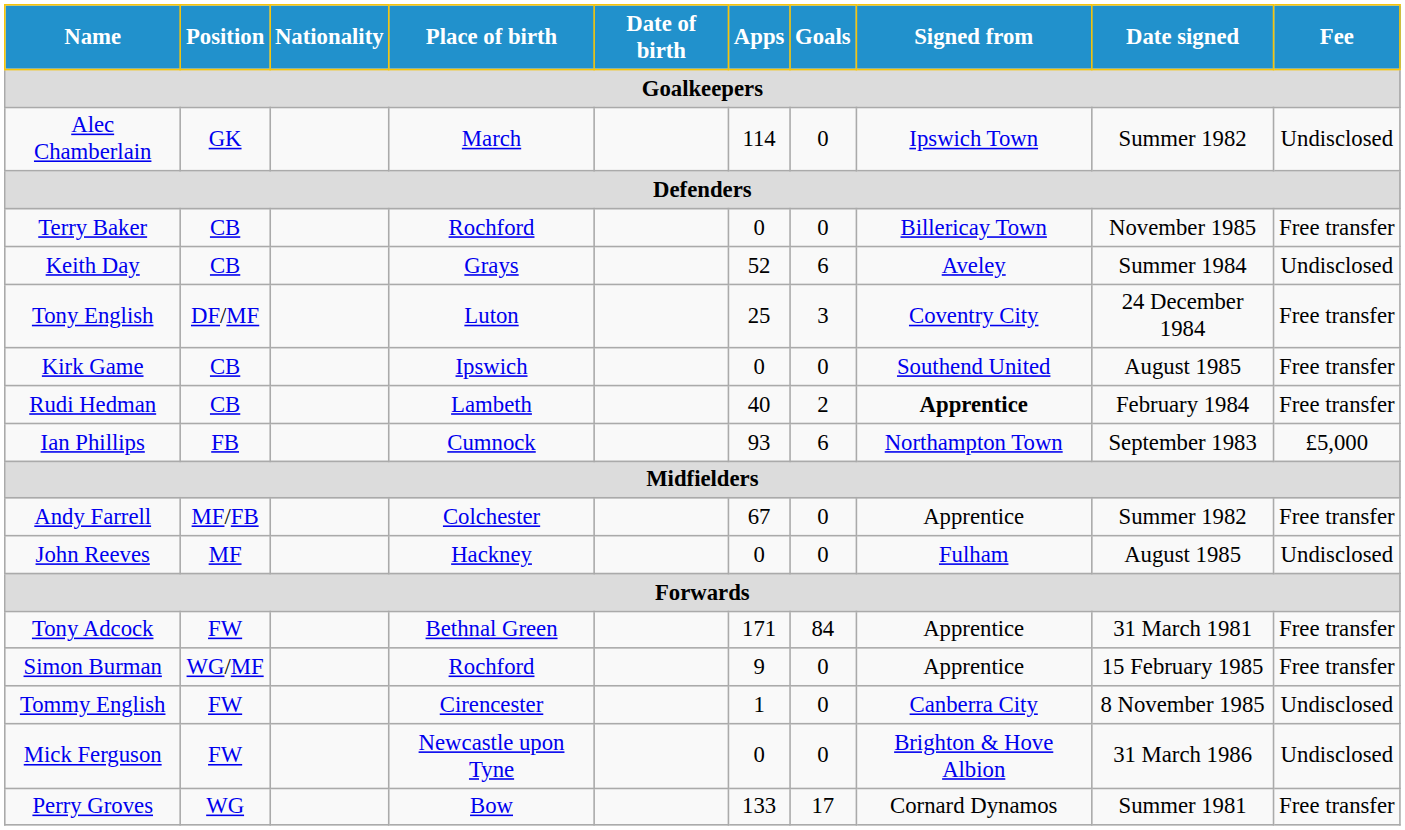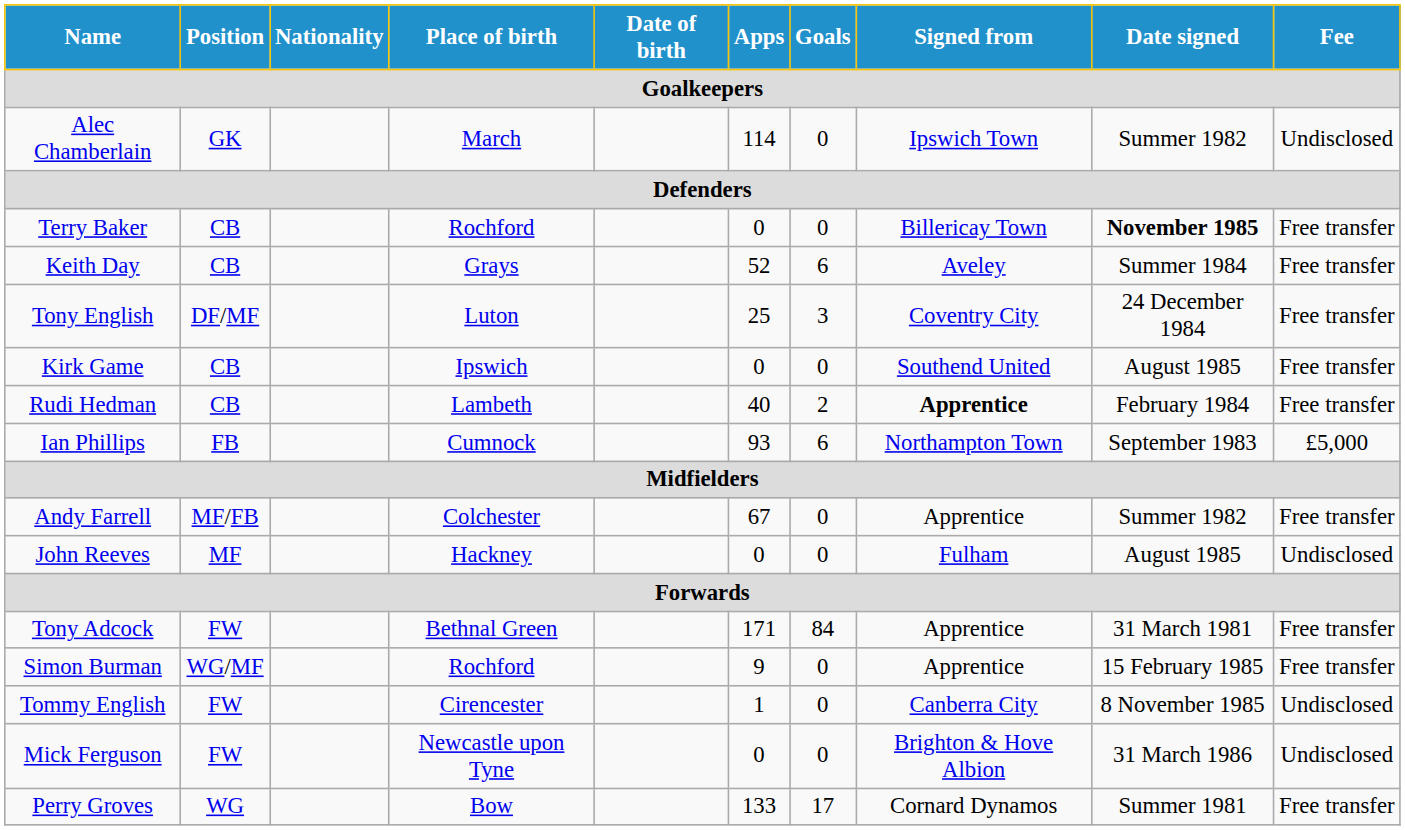(1183, 227) normal -> (1183, 227) bold
(1337, 264) Undisclosed -> (1337, 264) Free transfer
